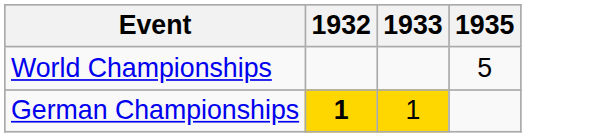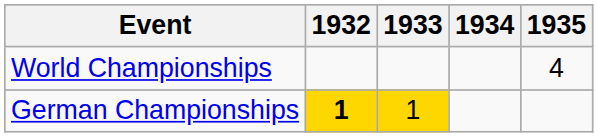+ column: (485, 25)
(485, 68) 5 -> (556, 68) 4
